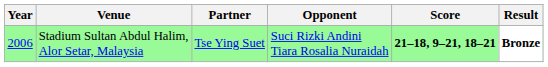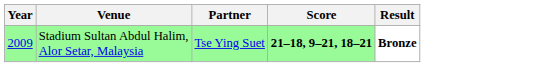- column: (330, 15)
(20, 43) 2006 -> (20, 43) 2009
